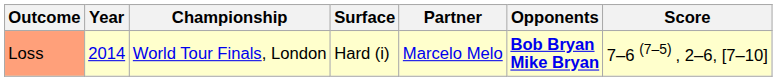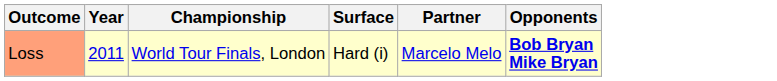- column: (687, 17)
(107, 53) 2014 -> (106, 53) 2011
